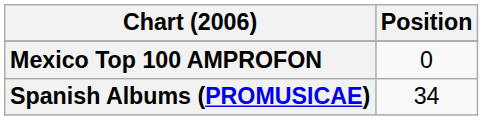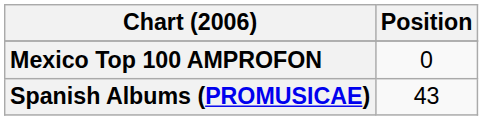(427, 96) 34 -> (427, 96) 43
